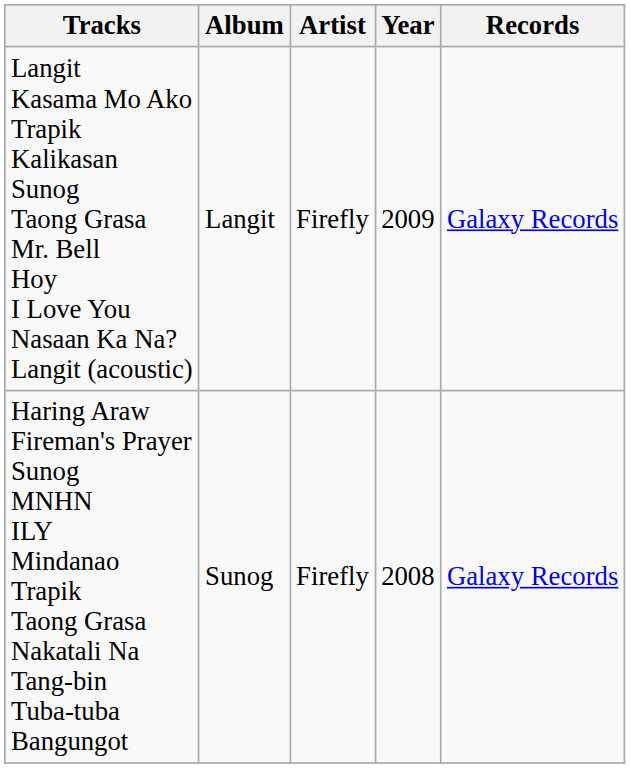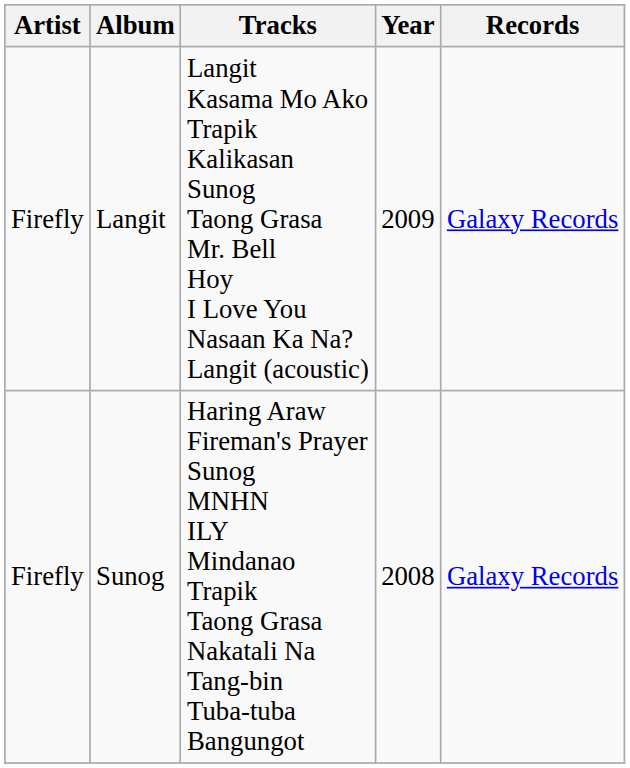columns swapped: (332, 25) <-> (102, 25)
